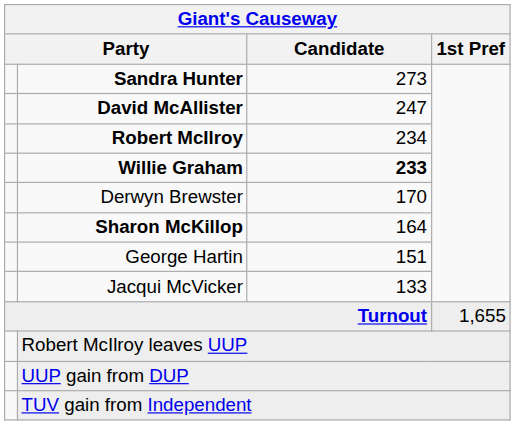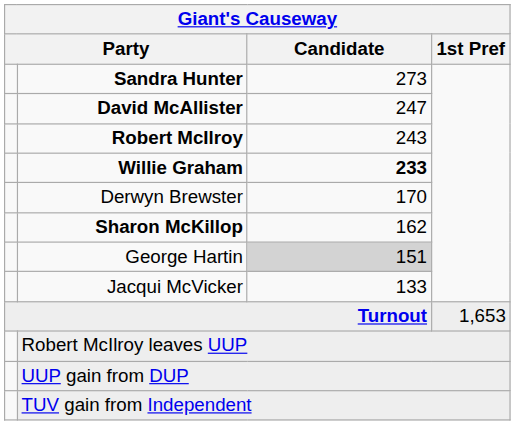(411, 138) 234 -> (411, 138) 243
(411, 227) 164 -> (411, 227) 162
(411, 256) no background -> (411, 256) lightgrey background
(482, 316) 1,655 -> (482, 316) 1,653
